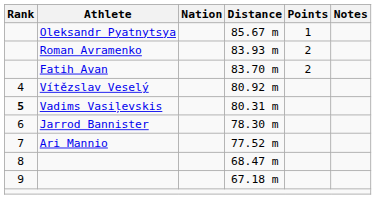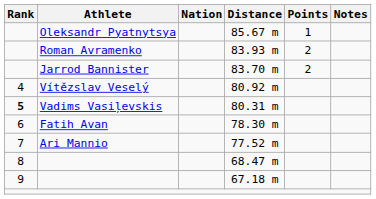(74, 69) Fatih Avan -> (94, 69) Jarrod Bannister
(94, 124) Jarrod Bannister -> (74, 124) Fatih Avan
